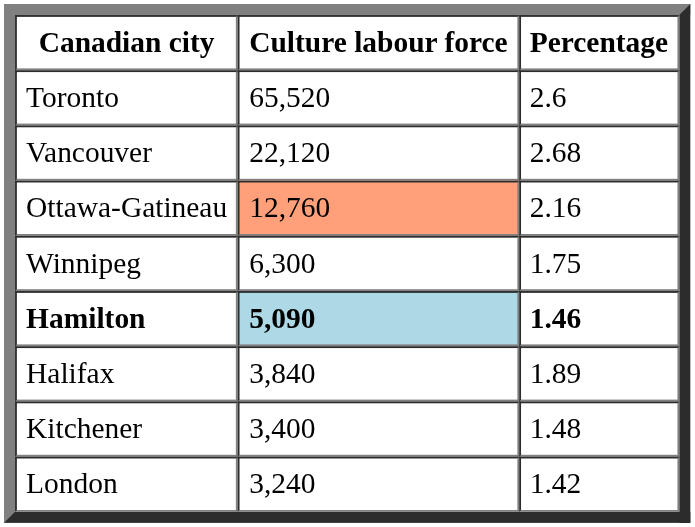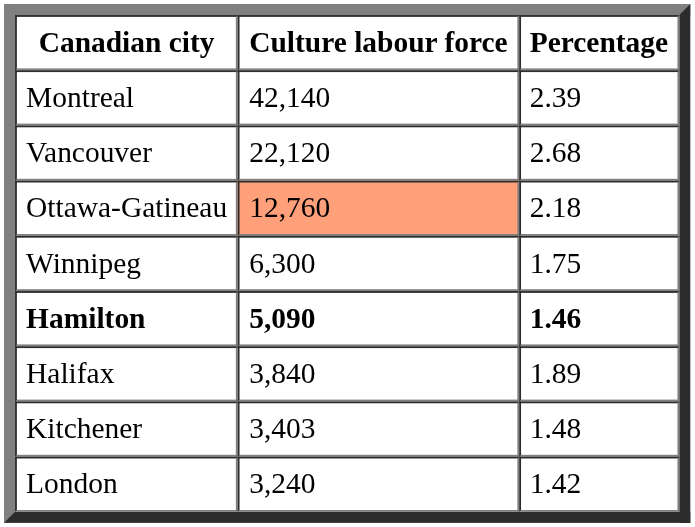- row: (72, 97)
+ row: (80, 97)
(555, 207) 2.16 -> (555, 207) 2.18
(282, 318) lightblue background -> (282, 318) no background
(282, 428) 3,400 -> (282, 428) 3,403
